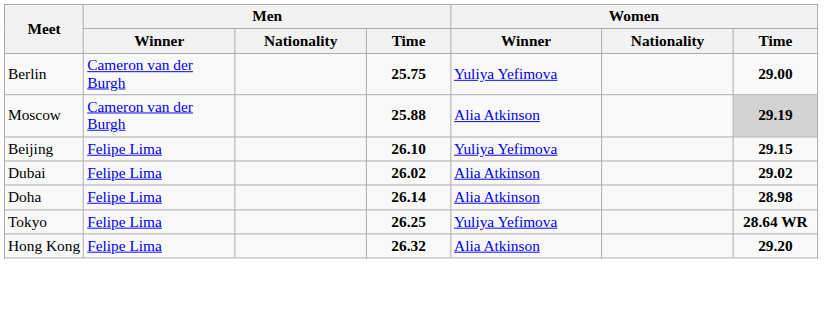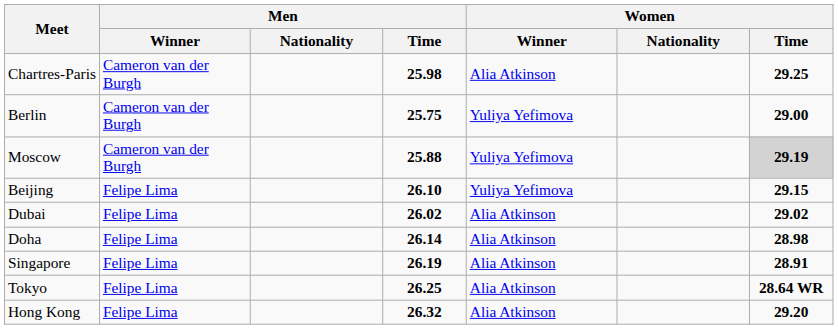+ row: (52, 74)
(497, 115) Alia Atkinson -> (521, 157) Yuliya Yefimova
+ row: (39, 263)
(506, 221) Yuliya Yefimova -> (513, 287) Alia Atkinson
